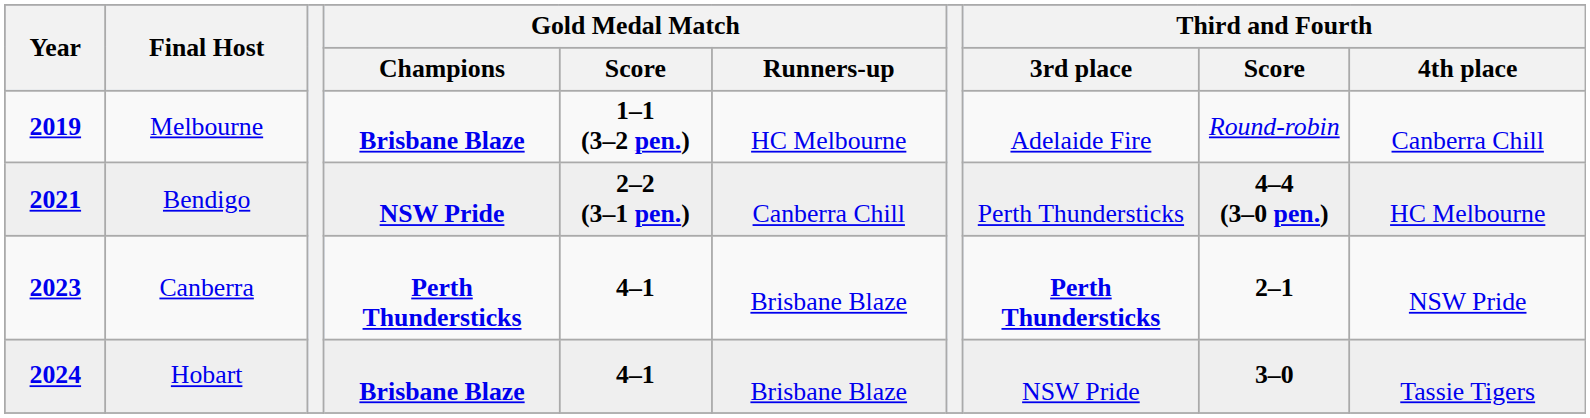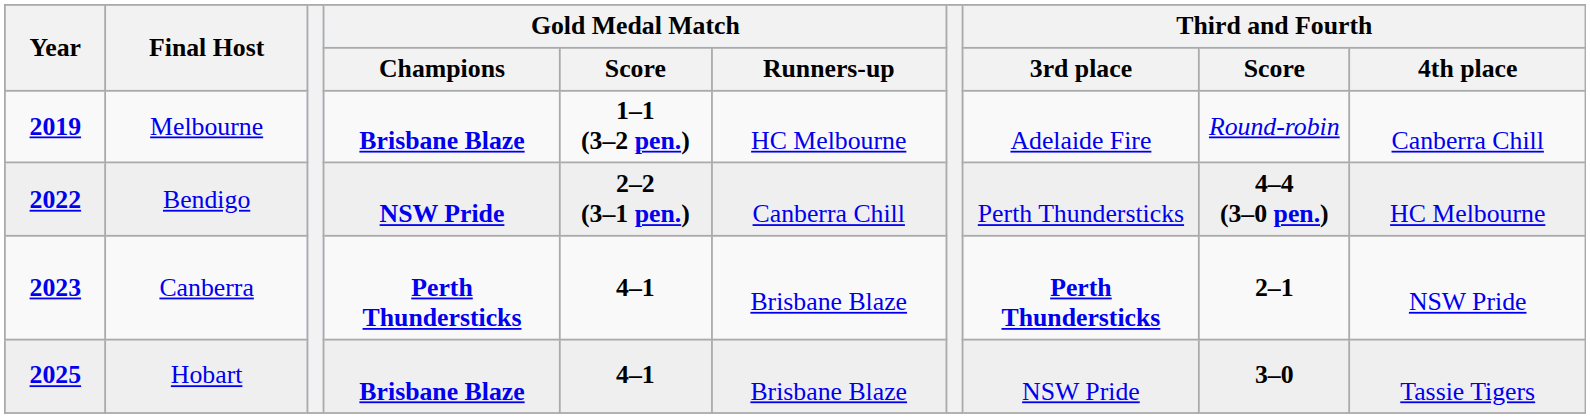(55, 199) 2021 -> (55, 199) 2022
(55, 375) 2024 -> (55, 375) 2025
